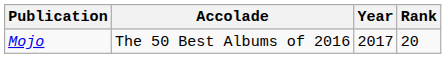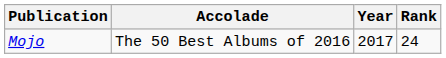(410, 41) 20 -> (410, 41) 24
